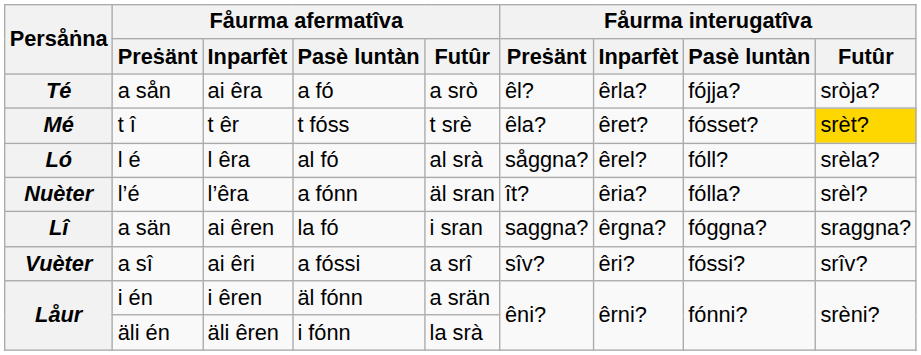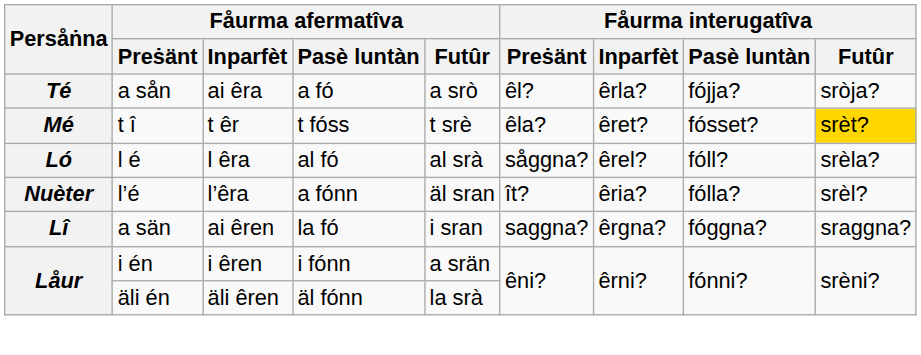- row: (135, 263)
(330, 297) äl fónn -> (324, 263) i fónn
(324, 332) i fónn -> (330, 297) äl fónn
